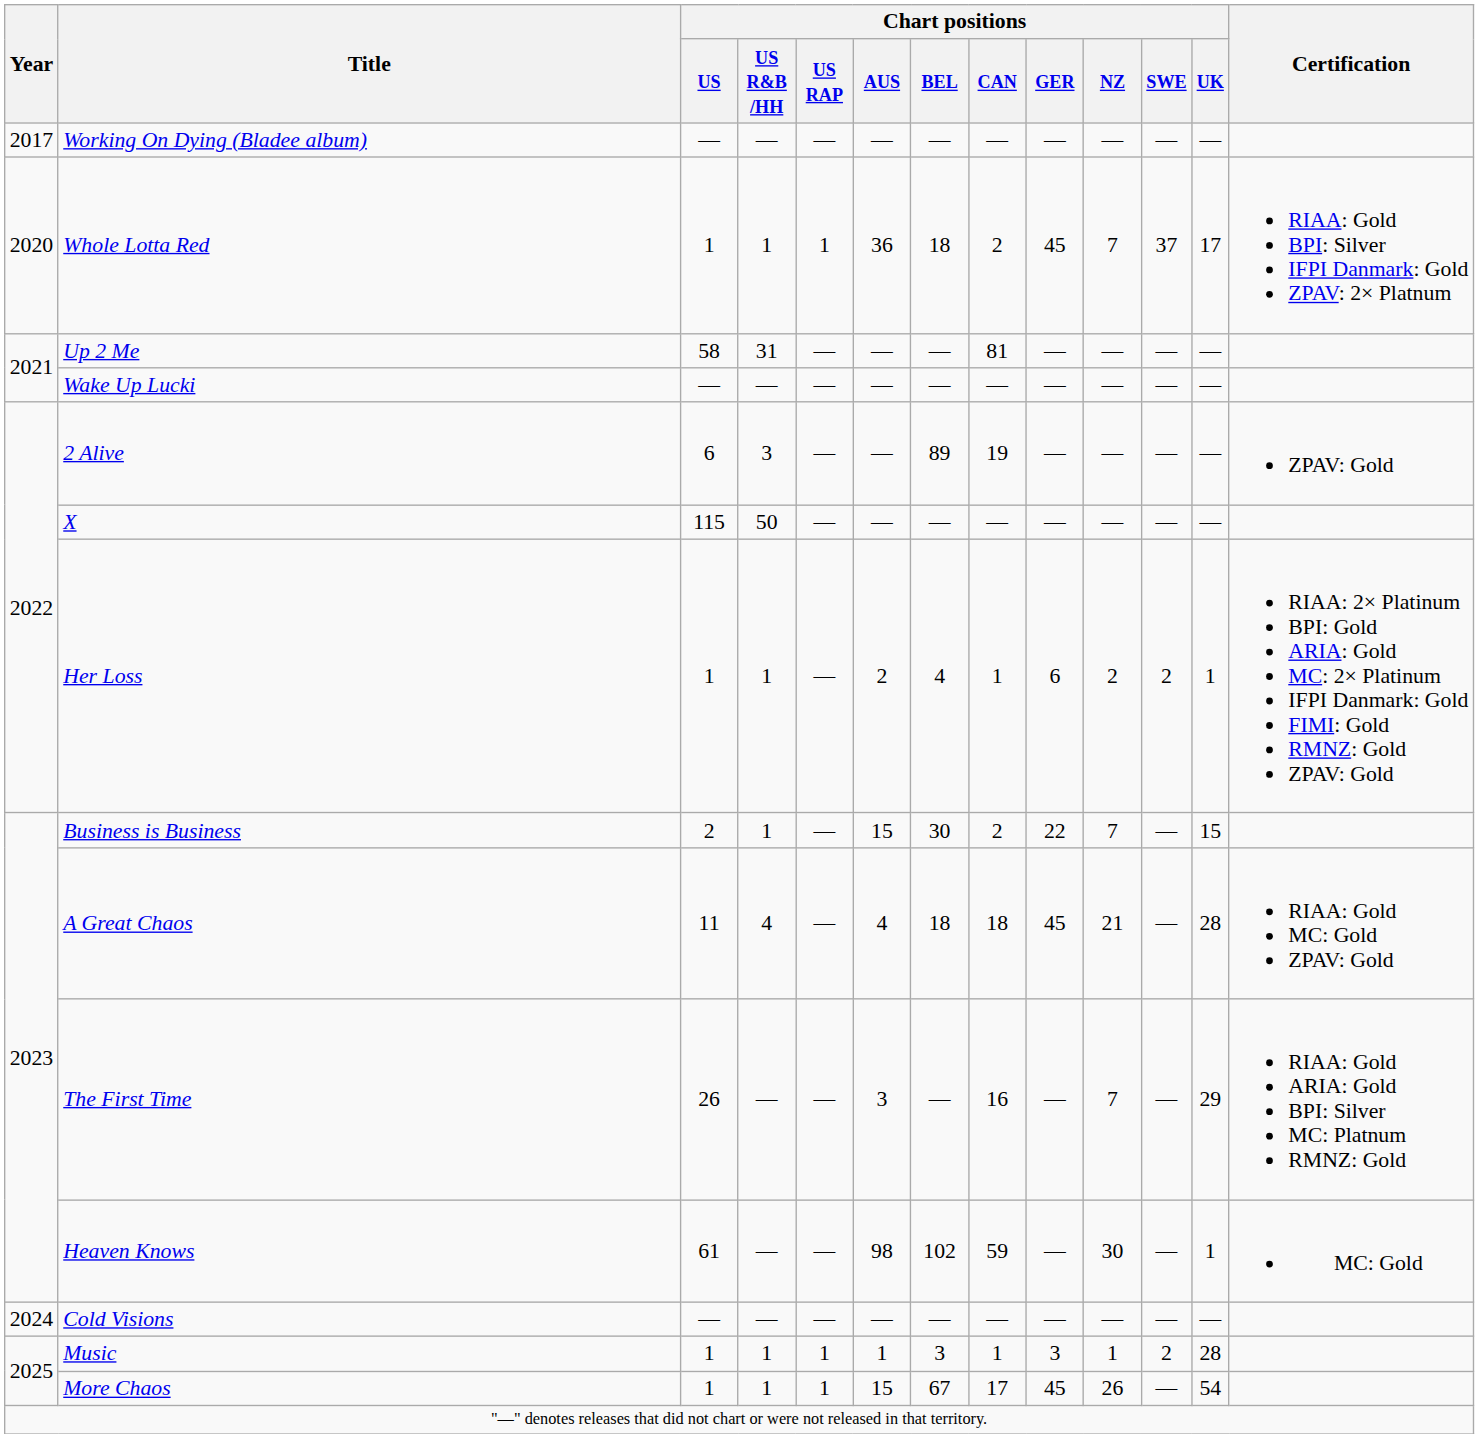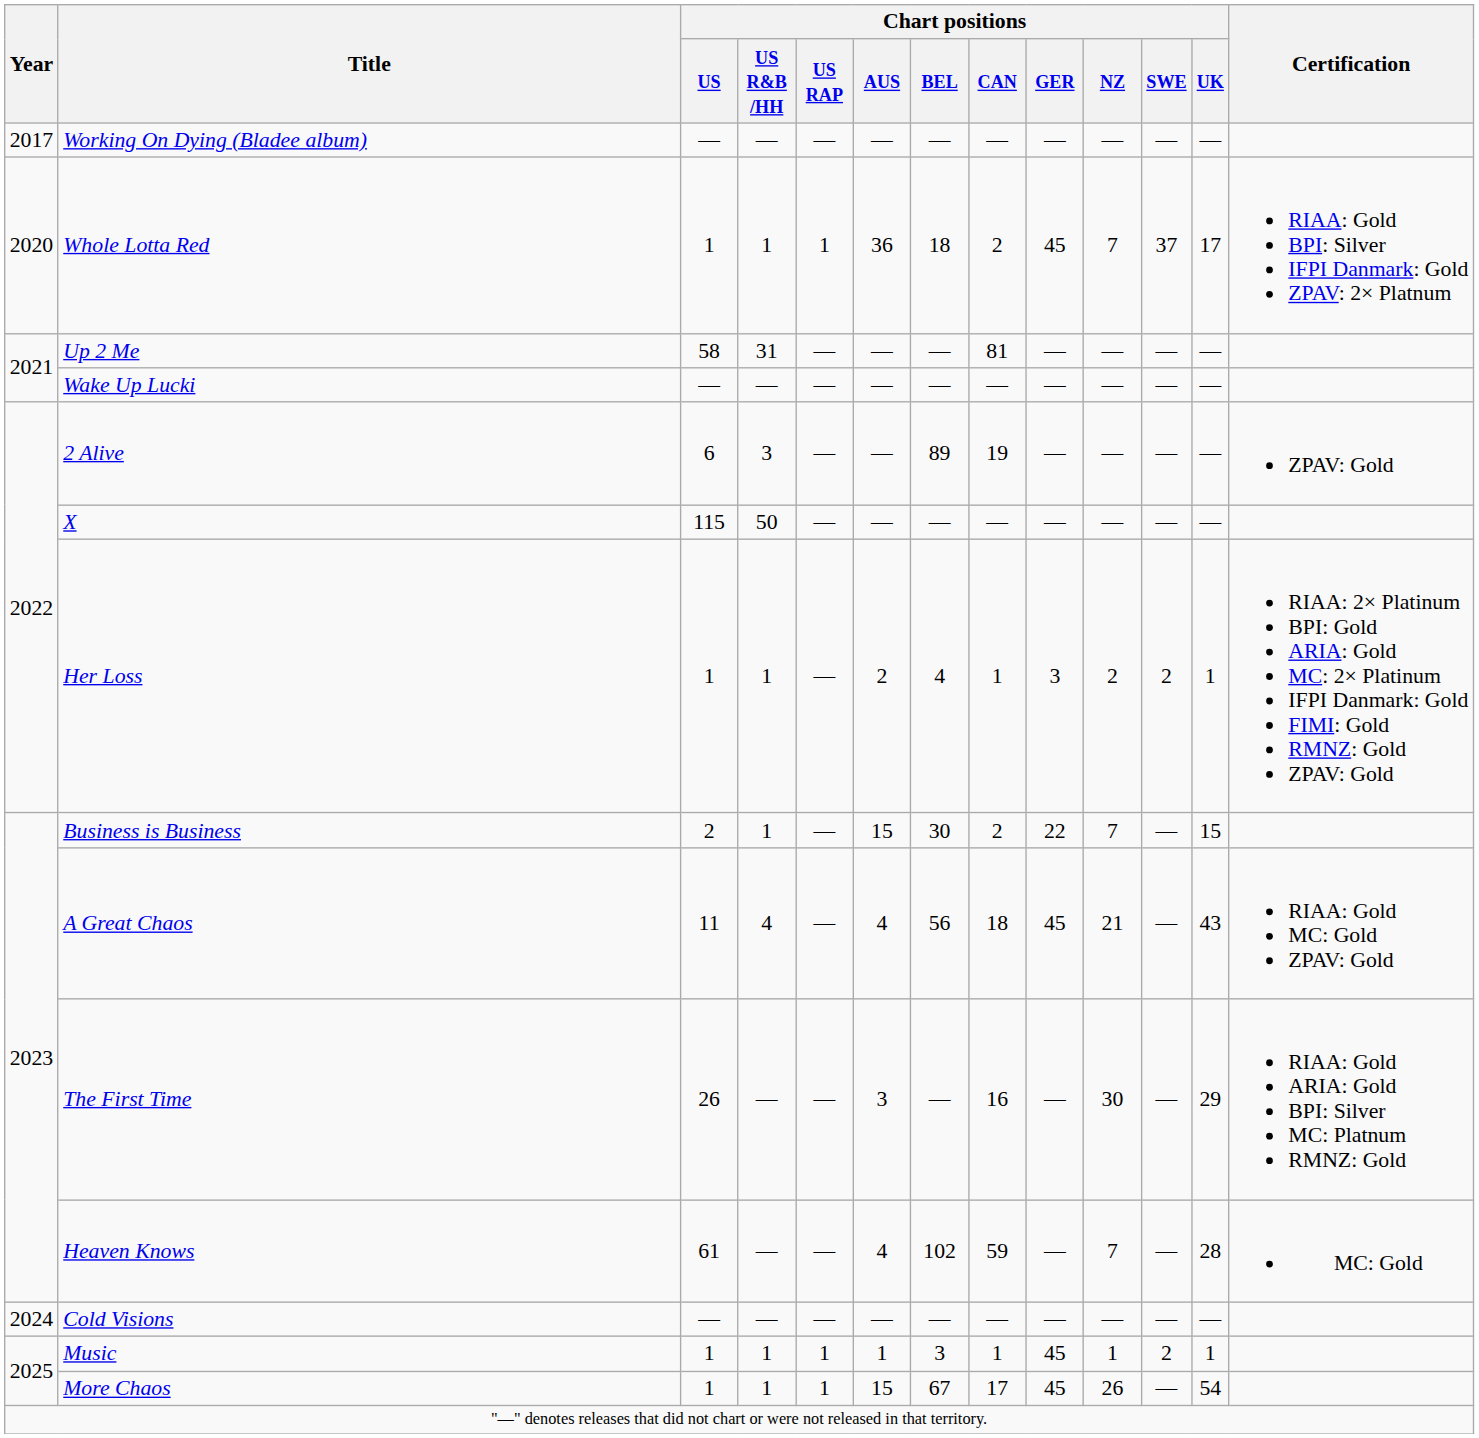(1055, 675) 6 -> (1055, 675) 3
(940, 923) 18 -> (940, 923) 56
(1210, 923) 28 -> (1210, 923) 43
(1112, 1099) 7 -> (1112, 1099) 30
(882, 1250) 98 -> (882, 1250) 4
(1112, 1250) 30 -> (1112, 1250) 7
(1210, 1250) 1 -> (1210, 1250) 28
(1055, 1353) 3 -> (1055, 1353) 45
(1210, 1353) 28 -> (1210, 1353) 1
